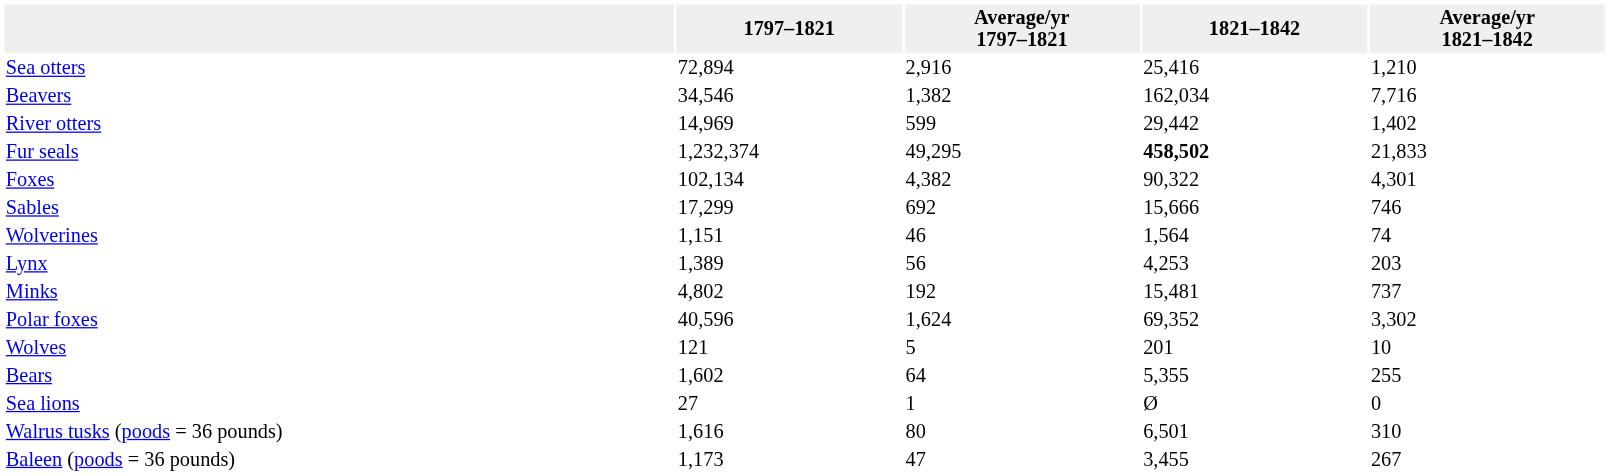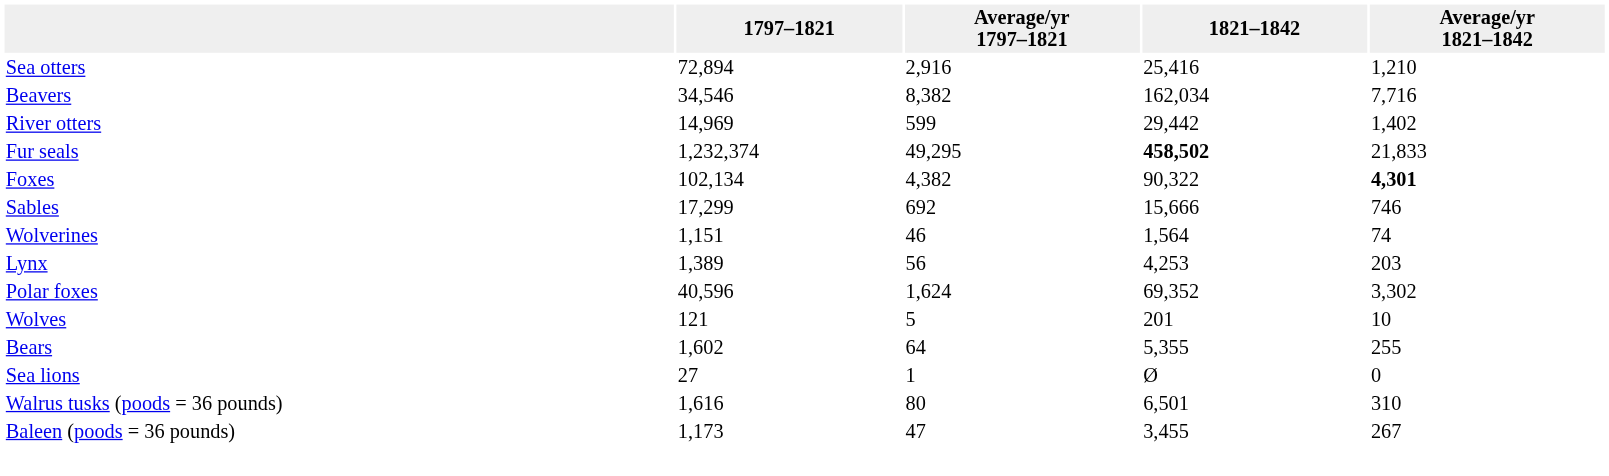(928, 95) 1,382 -> (928, 95) 8,382
(1394, 179) normal -> (1394, 179) bold
- row: (32, 291)
